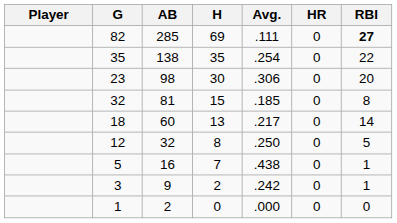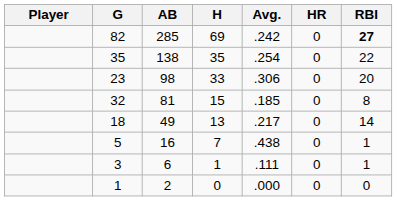(267, 36) .111 -> (267, 36) .242
(217, 79) 30 -> (217, 79) 33
(167, 121) 60 -> (167, 121) 49
- row: (118, 143)
(167, 185) 9 -> (167, 164) 6
(217, 185) 2 -> (217, 164) 1
(267, 185) .242 -> (267, 164) .111
